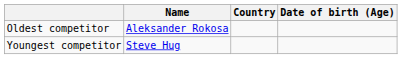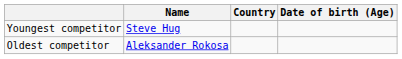rows swapped: (64, 45) <-> (58, 29)
